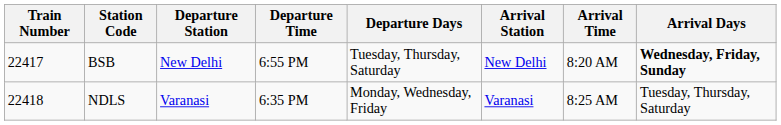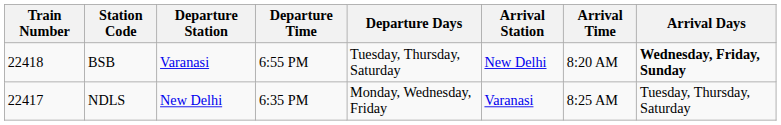(26, 62) 22417 -> (26, 62) 22418
(191, 62) New Delhi -> (185, 62) Varanasi
(26, 101) 22418 -> (26, 101) 22417
(185, 101) Varanasi -> (191, 101) New Delhi
